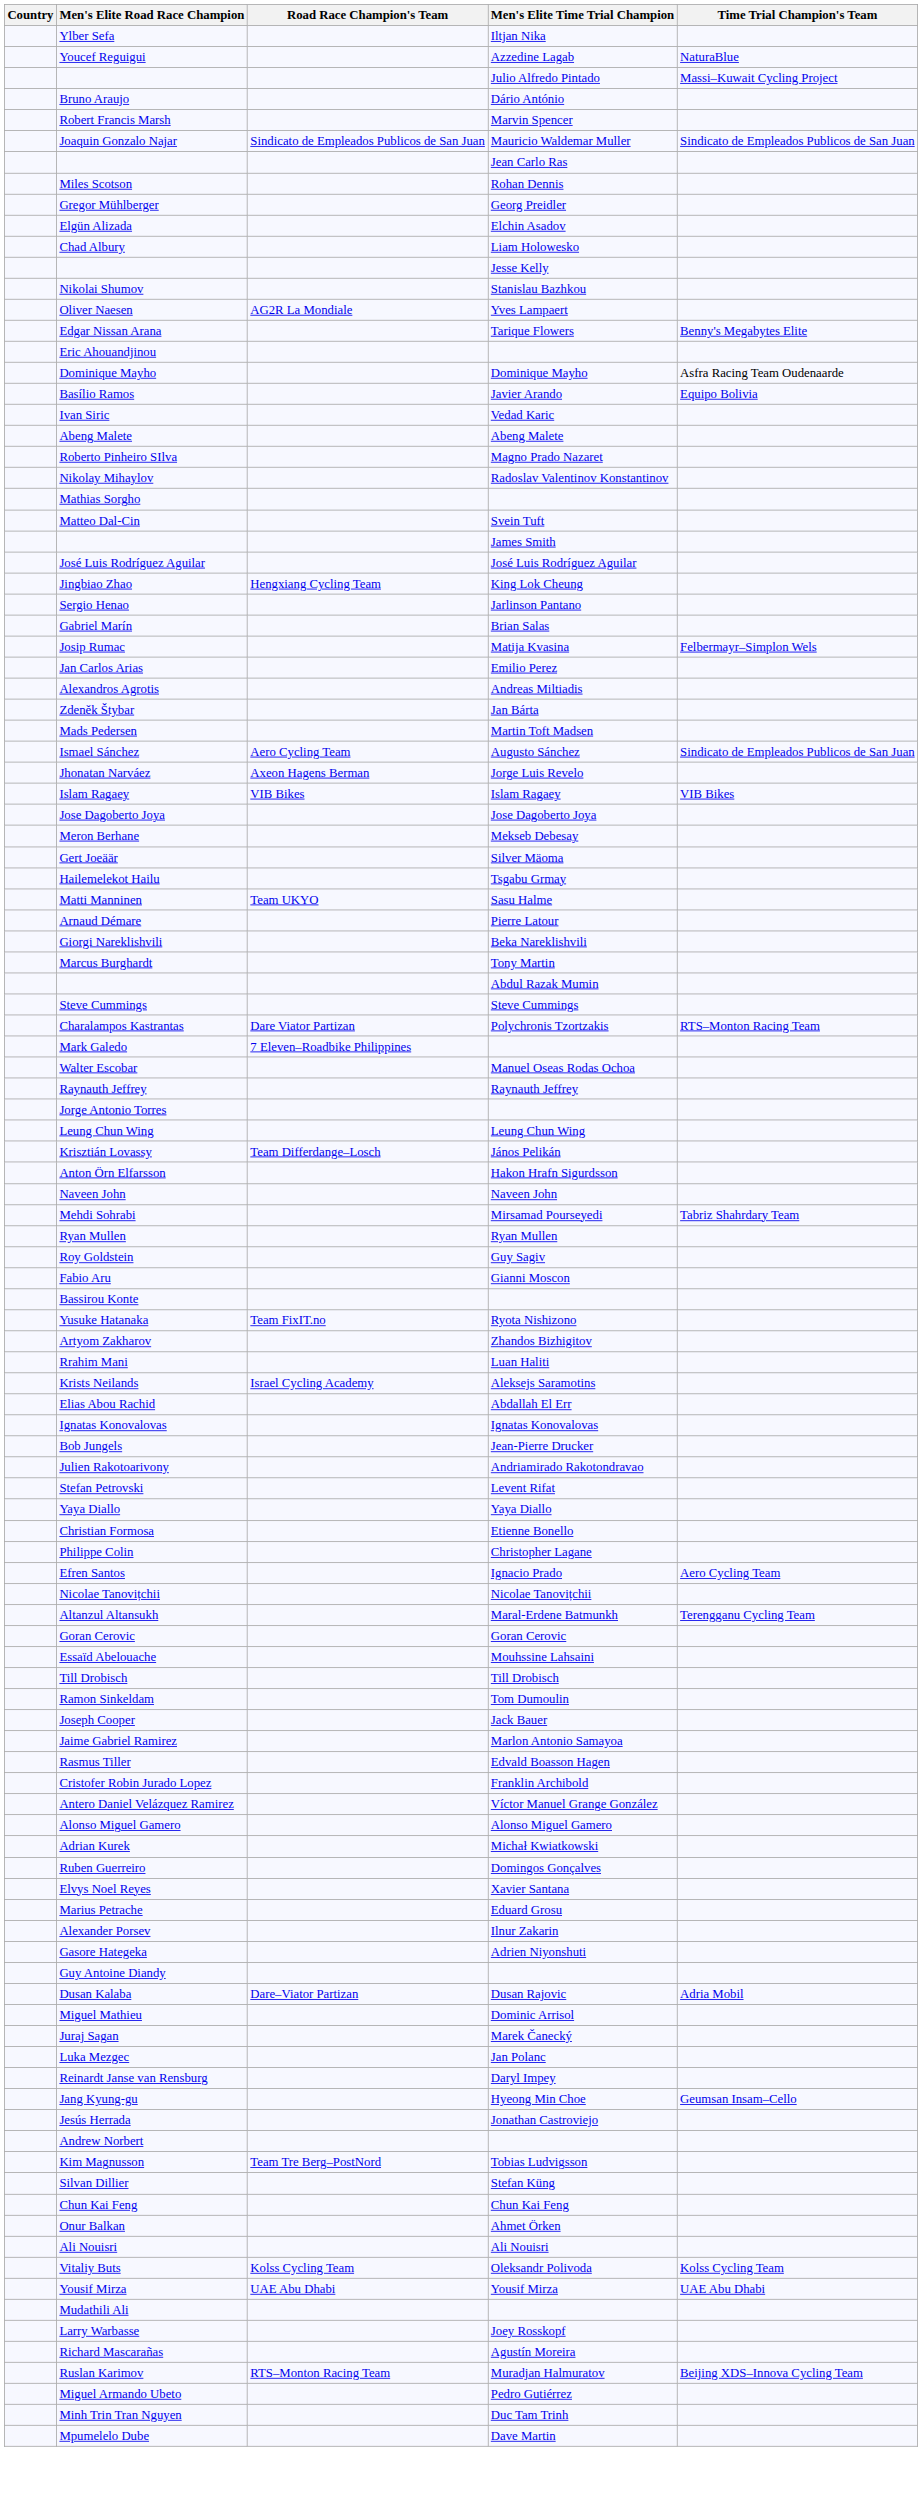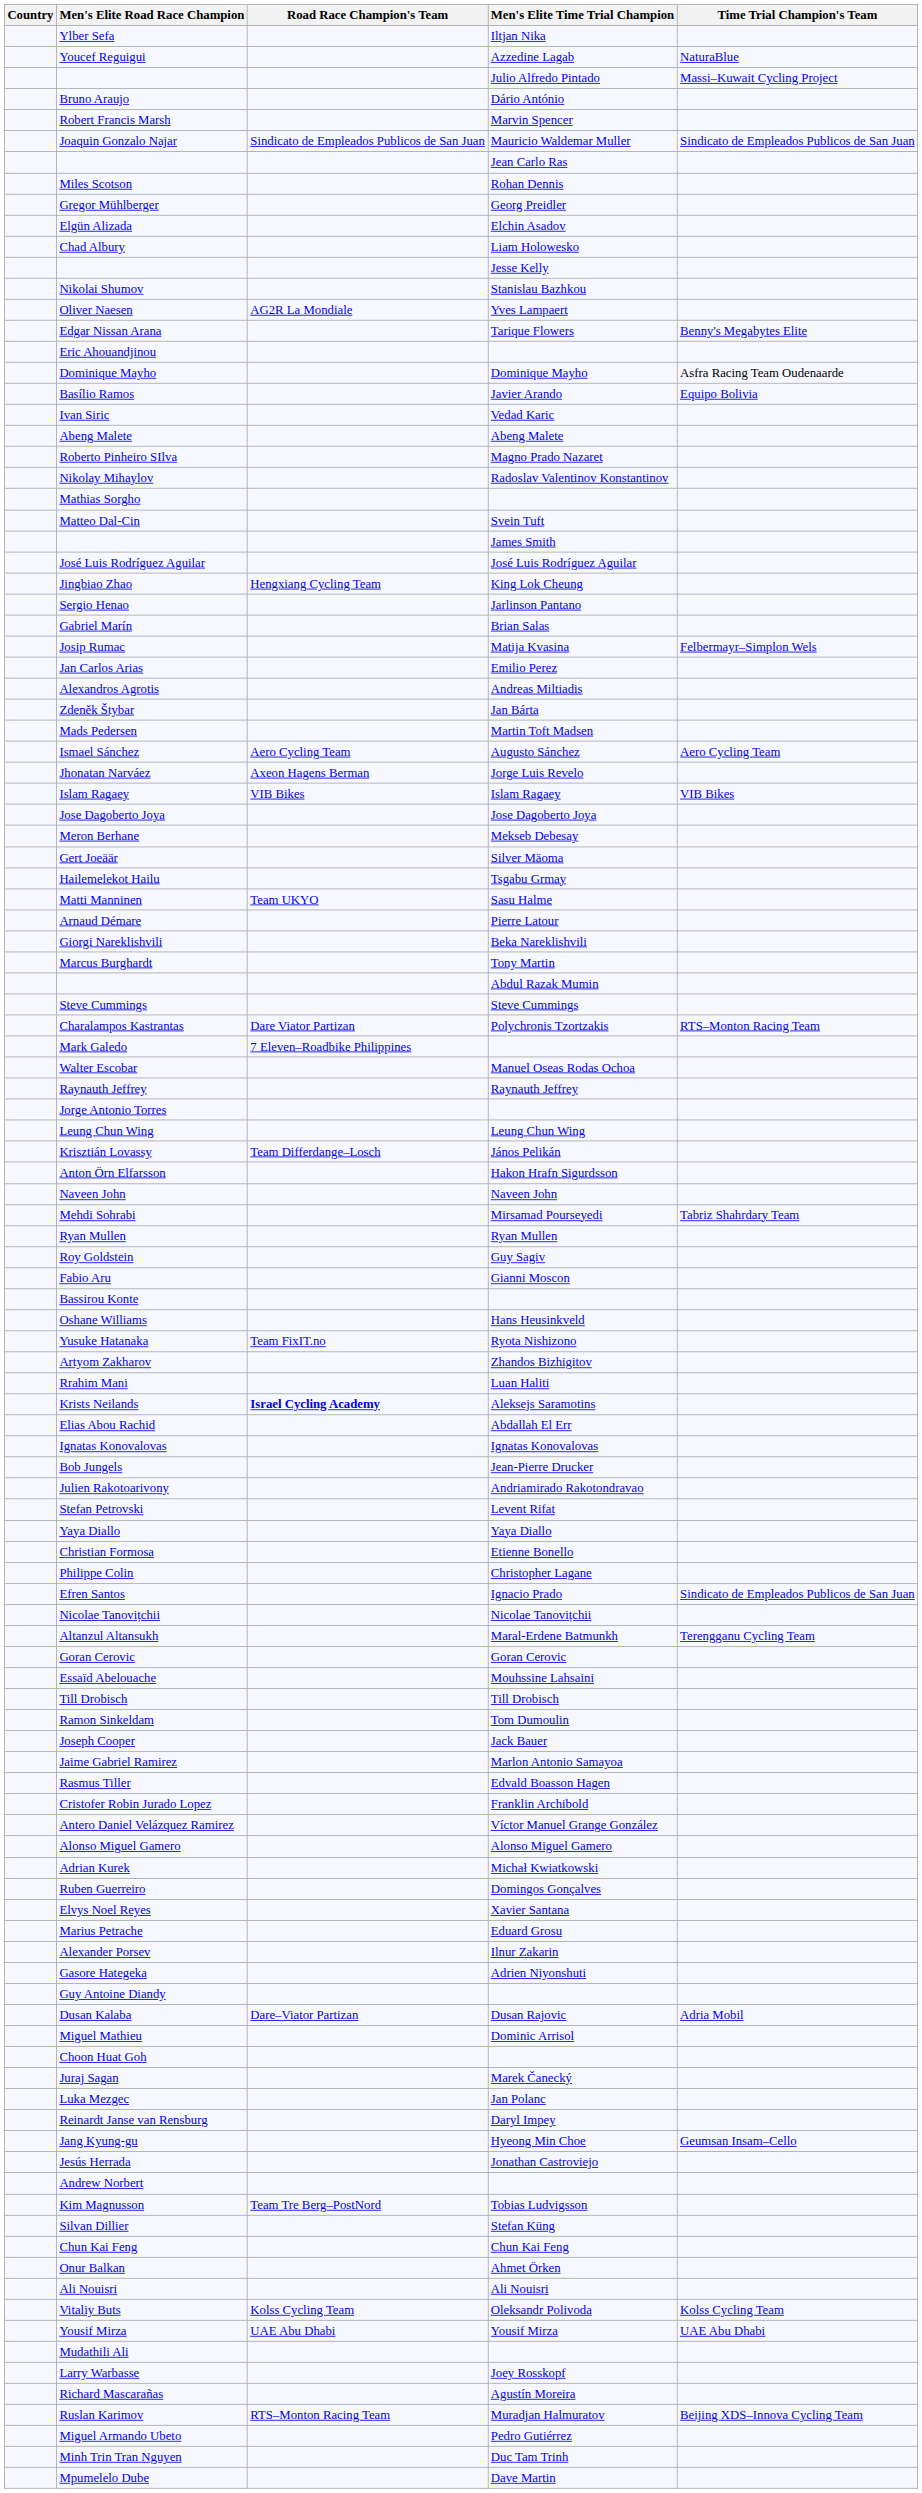(797, 752) Sindicato de Empleados Publicos de San Juan -> (730, 752) Aero Cycling Team
+ row: (103, 1320)
(312, 1383) normal -> (315, 1404) bold
(730, 1573) Aero Cycling Team -> (797, 1594) Sindicato de Empleados Publicos de San Juan
+ row: (103, 2057)
